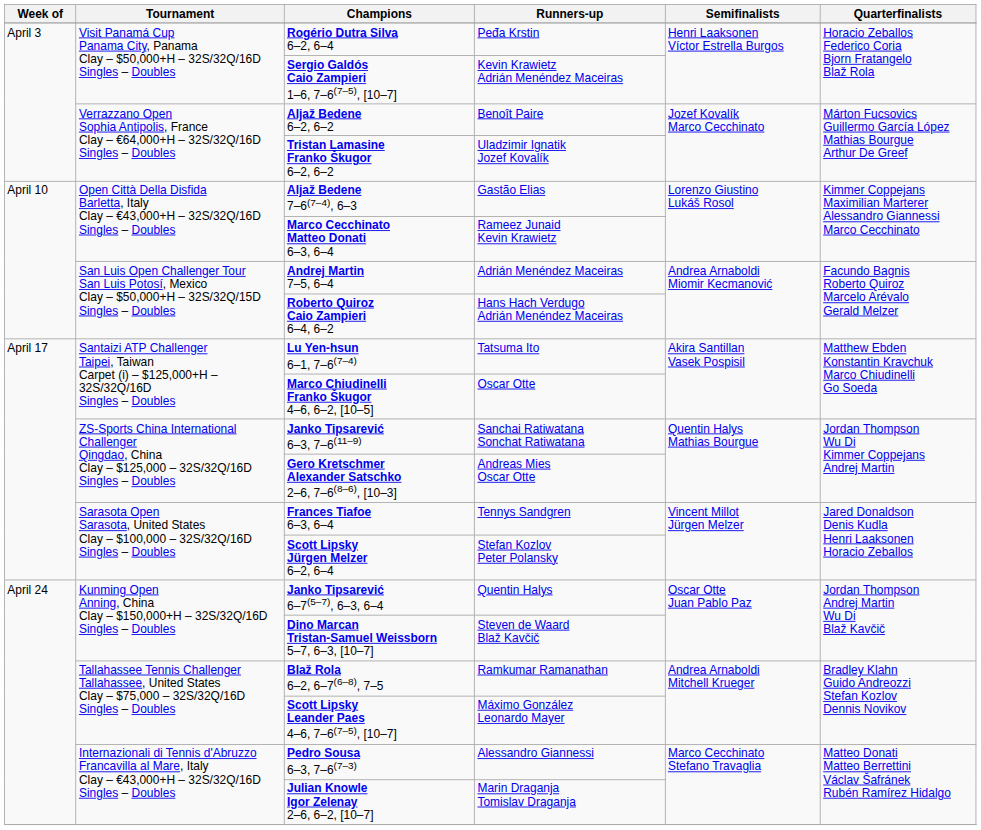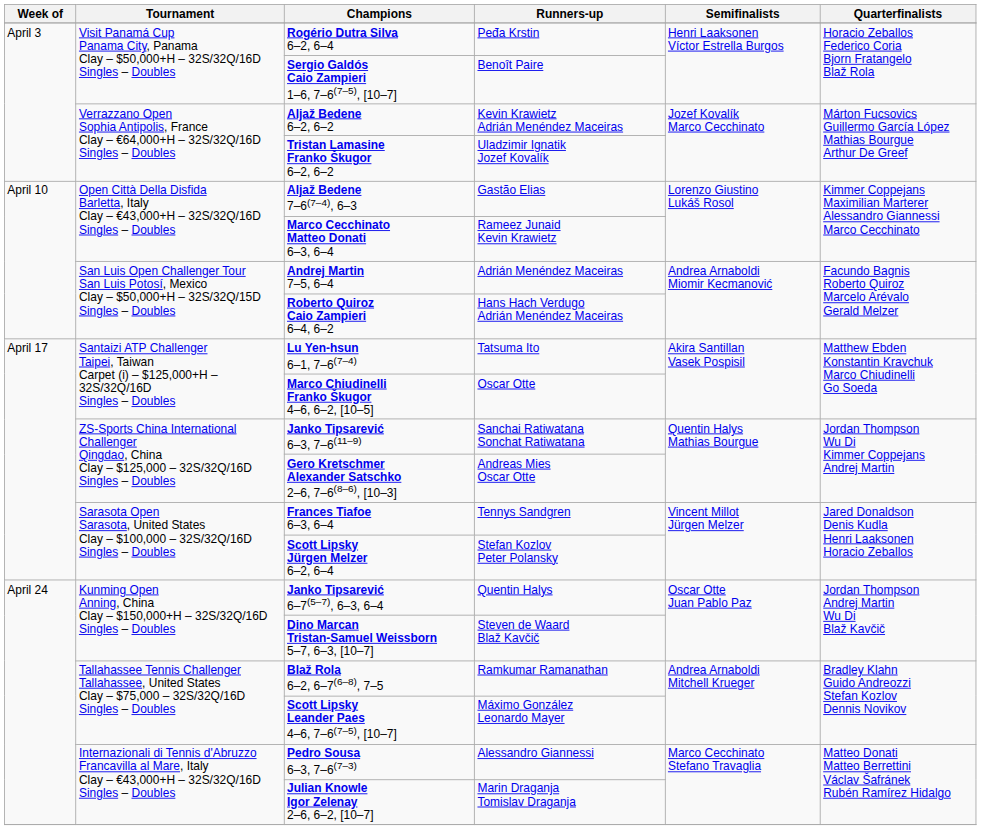(550, 71) Kevin Krawietz Adrián Menéndez Maceiras -> (510, 64) Benoît Paire
(510, 113) Benoît Paire -> (550, 119) Kevin Krawietz Adrián Menéndez Maceiras
